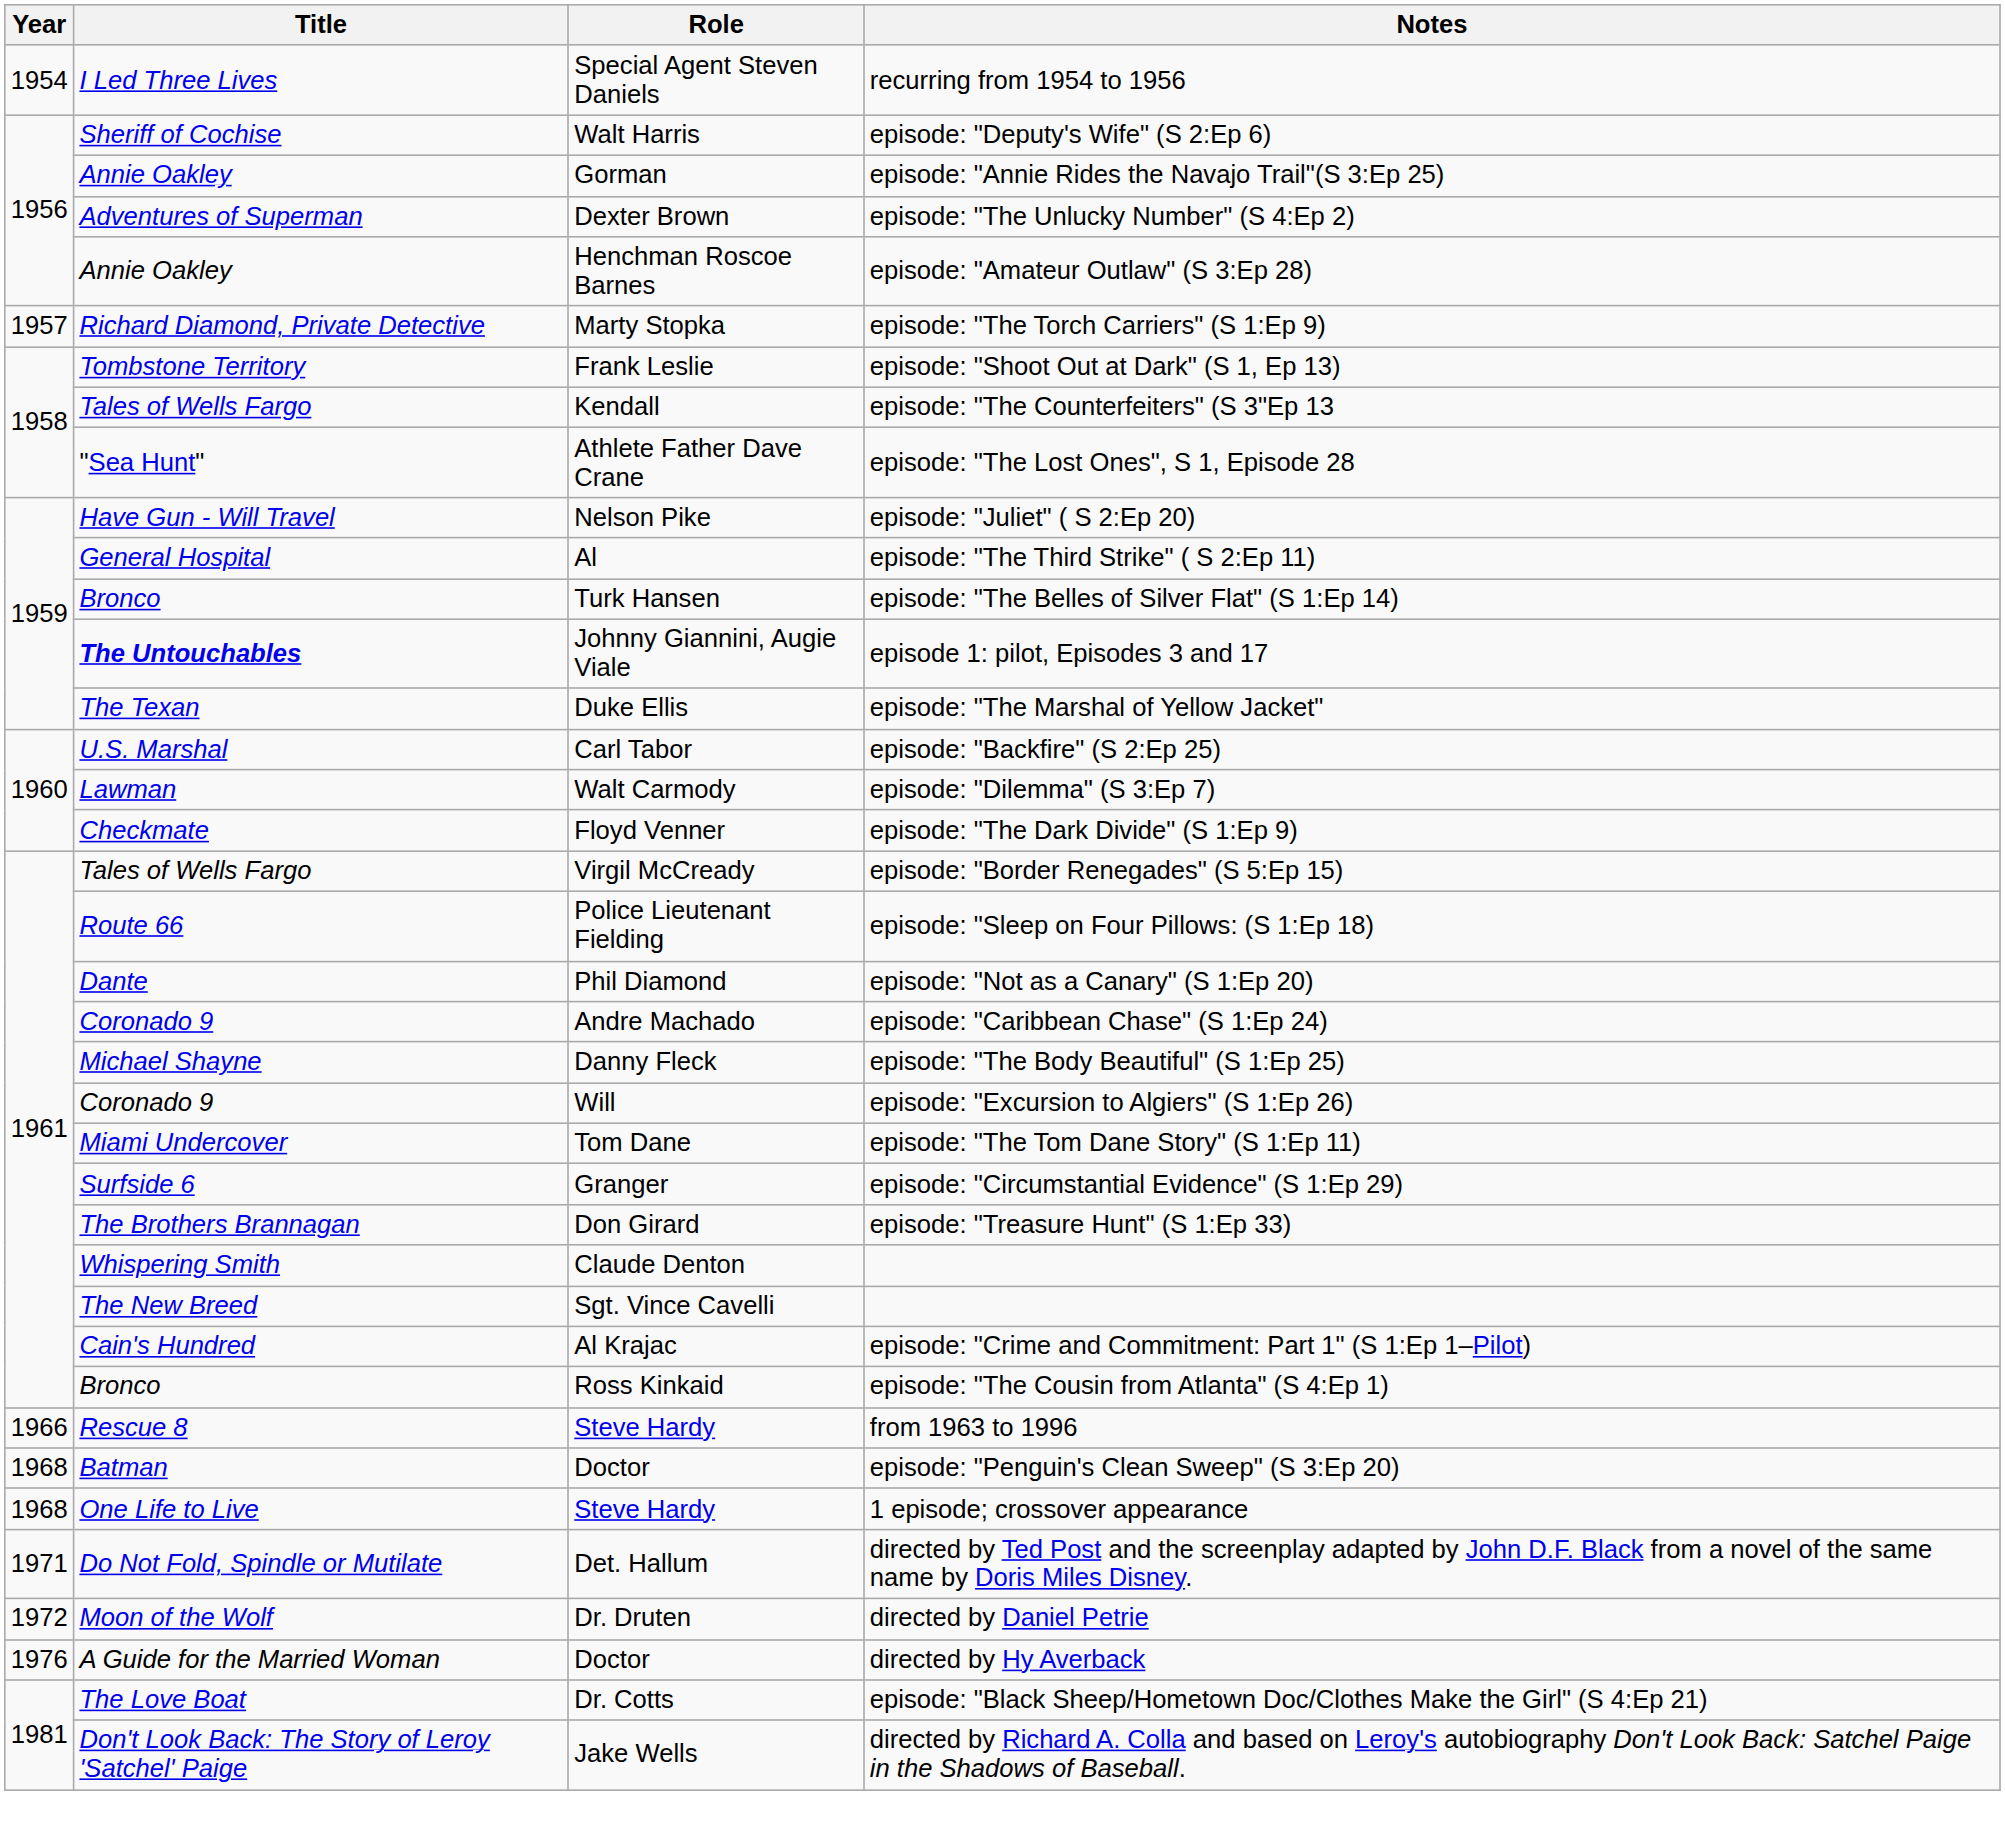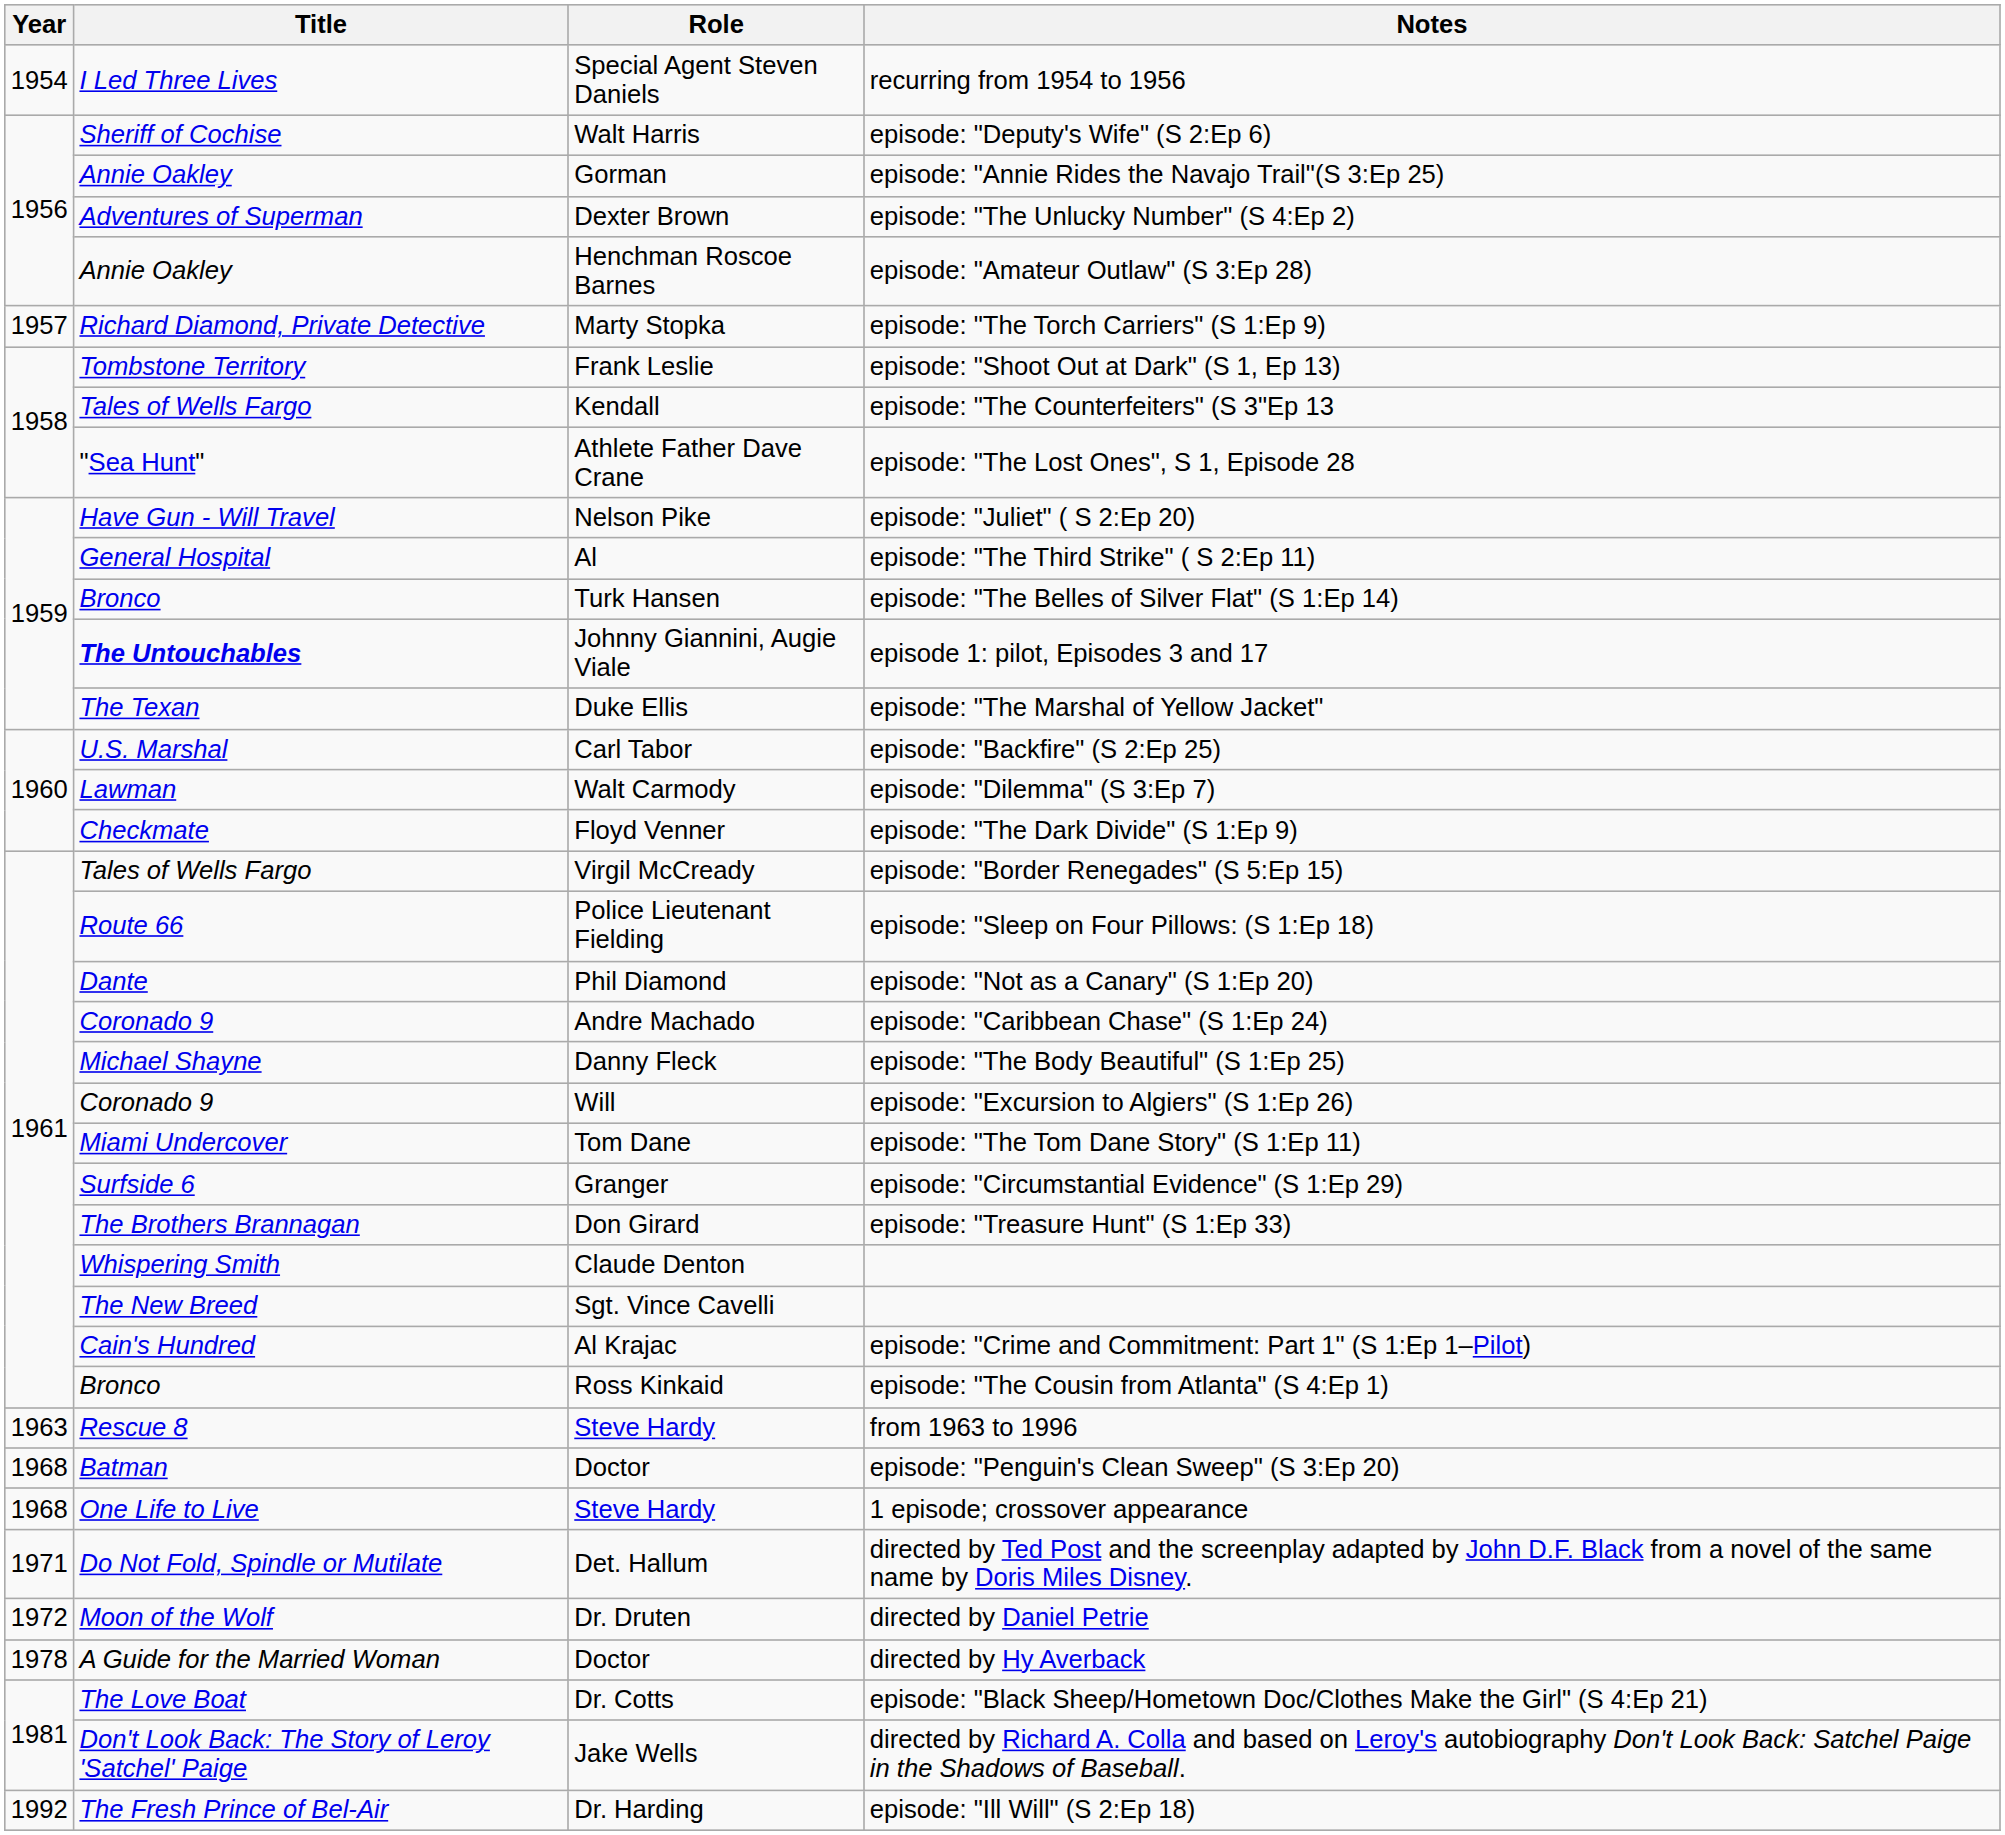(39, 1427) 1966 -> (39, 1427) 1963
(39, 1659) 1976 -> (39, 1659) 1978
+ row: (639, 1809)
